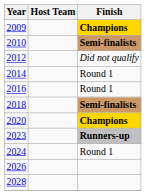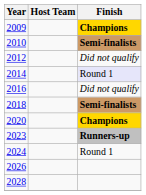(96, 74) no background -> (96, 74) lavender background
(96, 89) Round 1 -> (109, 89) Did not qualify
